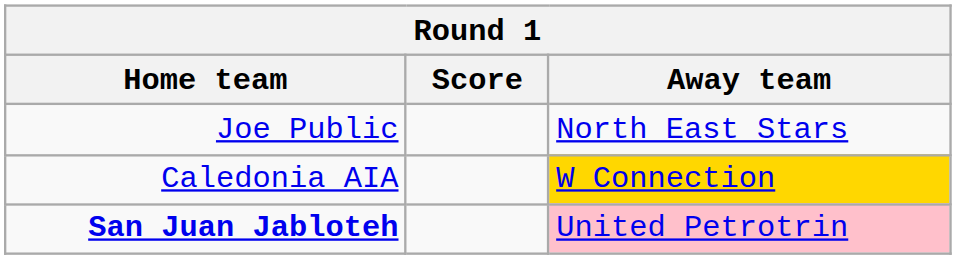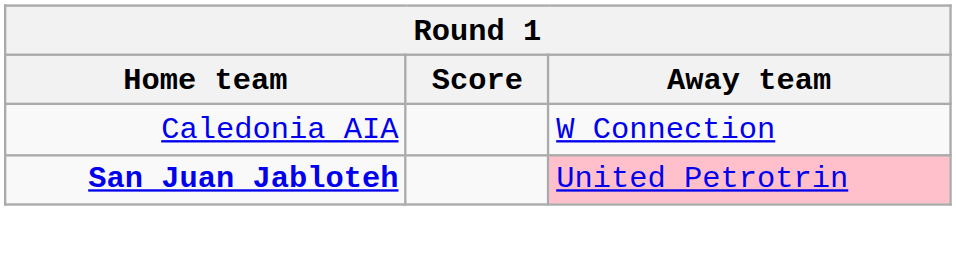- row: (307, 130)
(666, 179) gold background -> (666, 130) no background
